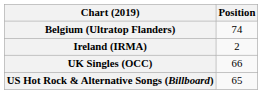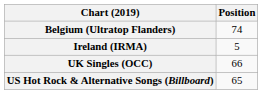(237, 47) 2 -> (237, 47) 5
